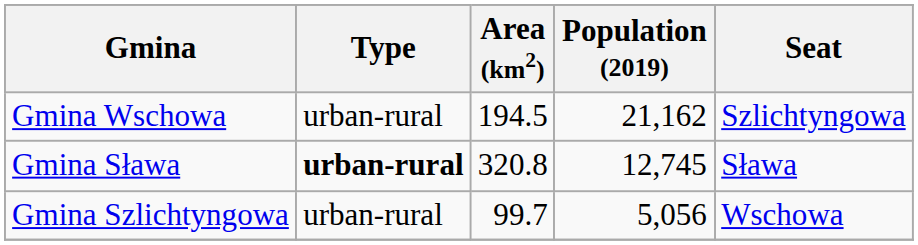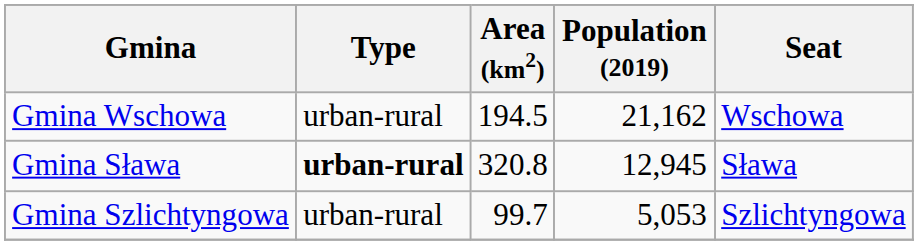(813, 116) Szlichtyngowa -> (782, 116) Wschowa
(664, 165) 12,745 -> (664, 165) 12,945
(672, 214) 5,056 -> (672, 214) 5,053
(782, 214) Wschowa -> (813, 214) Szlichtyngowa
